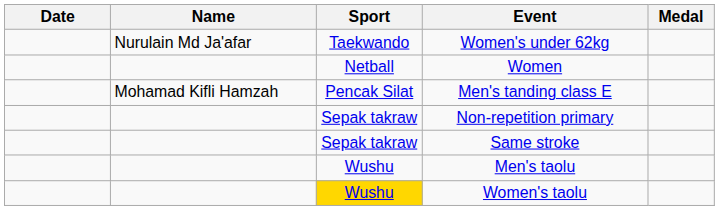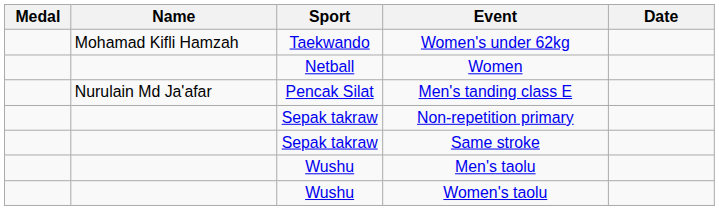columns swapped: (681, 17) <-> (58, 17)
(183, 42) Nurulain Md Ja'afar -> (157, 42) Mohamad Kifli Hamzah
(196, 92) Mohamad Kifli Hamzah -> (143, 92) Nurulain Md Ja'afar
(369, 192) gold background -> (330, 192) no background
